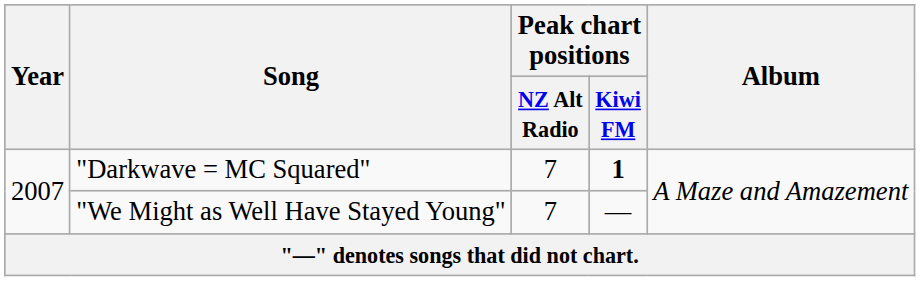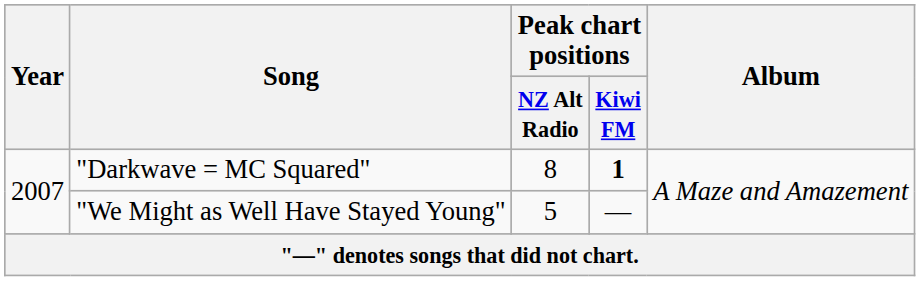(550, 169) 7 -> (550, 169) 8
(550, 211) 7 -> (550, 211) 5
